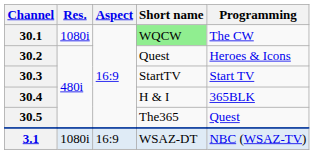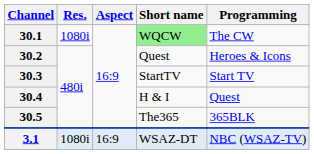(232, 96) 365BLK -> (225, 96) Quest
(225, 117) Quest -> (232, 117) 365BLK
